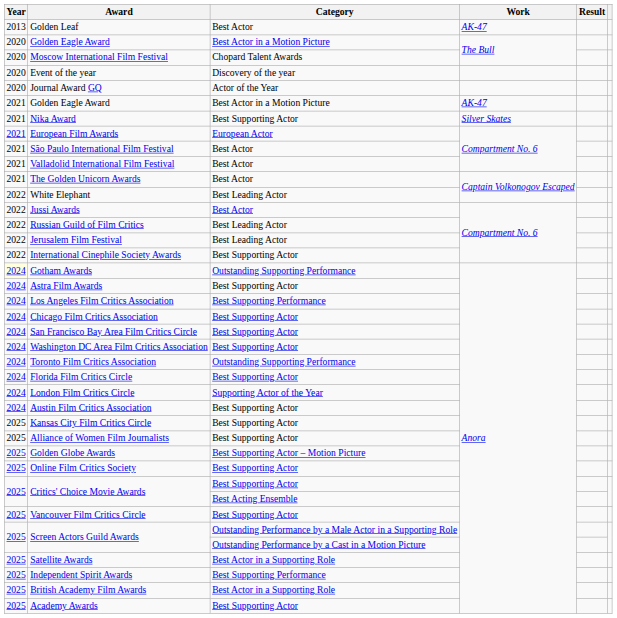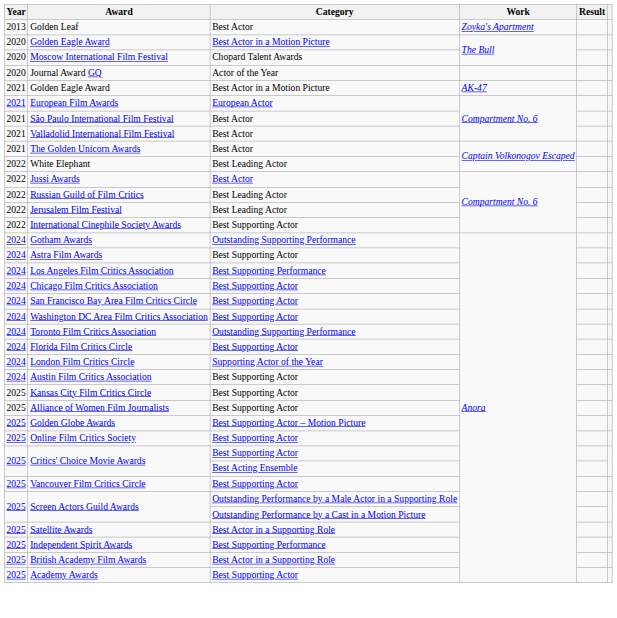(474, 27) AK-47 -> (498, 27) Zoyka's Apartment
- row: (63, 73)
- row: (53, 118)
